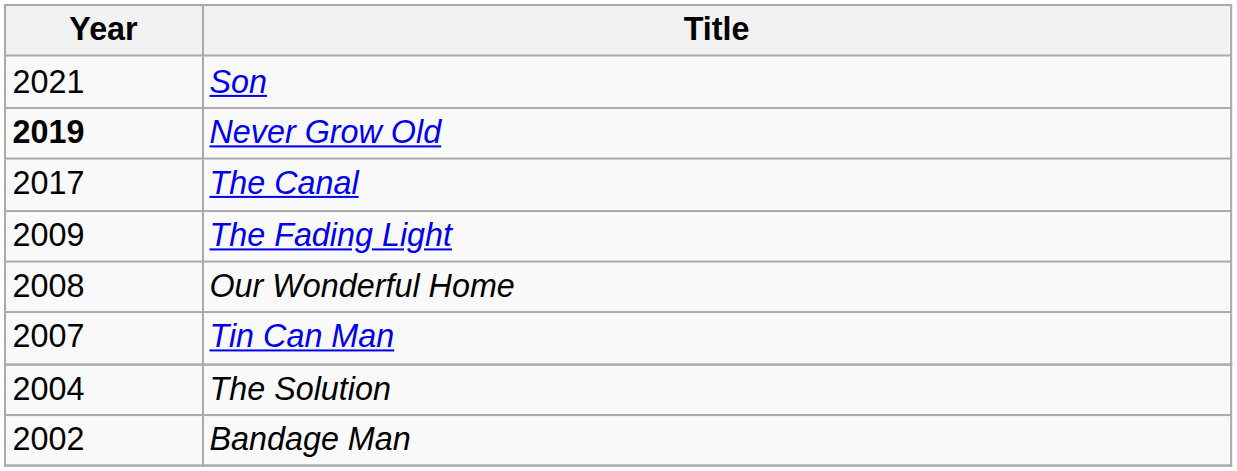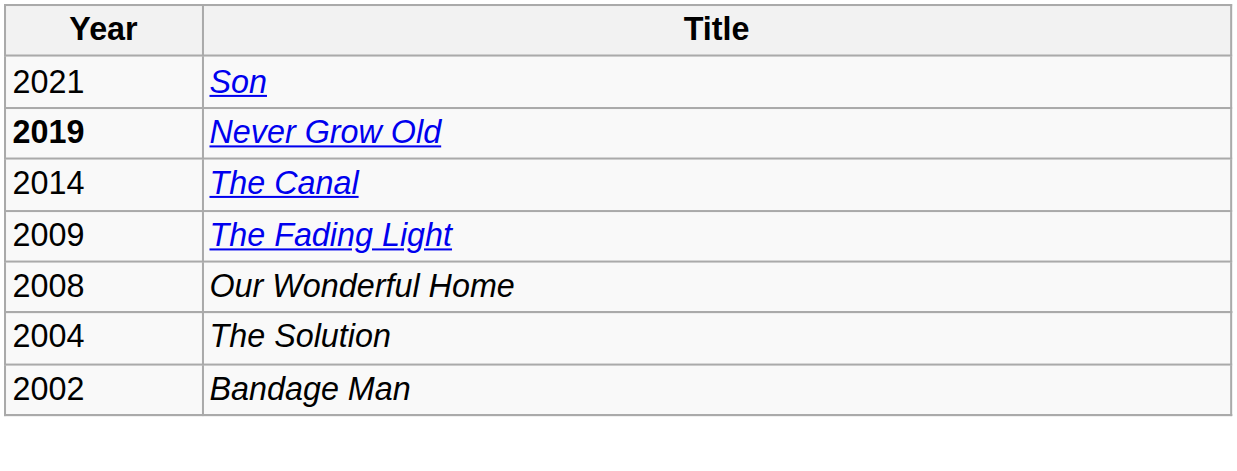(48, 183) 2017 -> (48, 183) 2014
- row: (302, 337)
